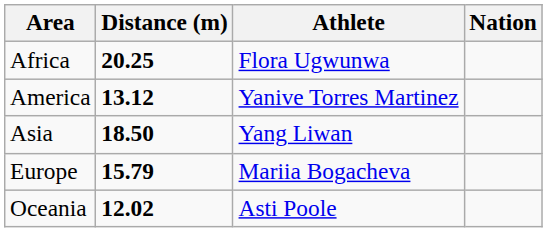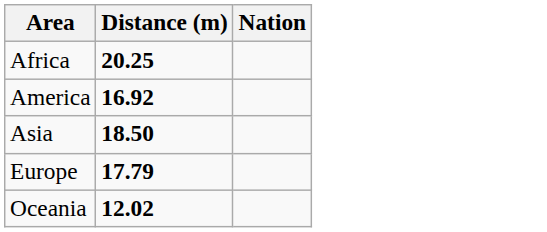- column: (349, 23)
(128, 97) 13.12 -> (128, 97) 16.92
(128, 171) 15.79 -> (128, 171) 17.79
